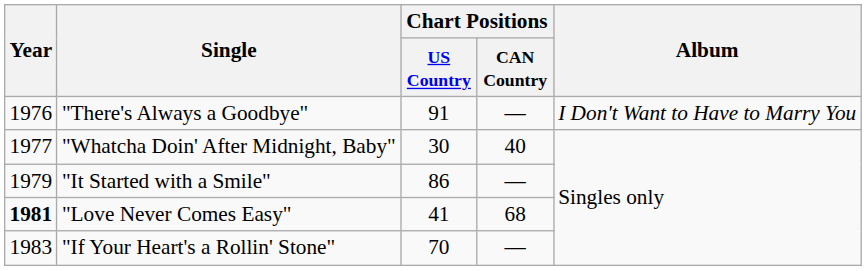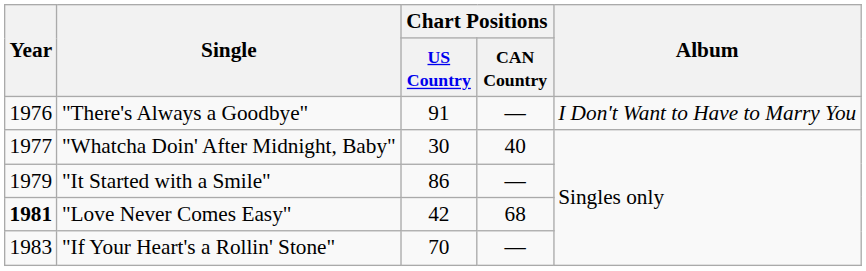(439, 214) 41 -> (439, 214) 42
